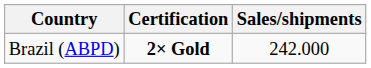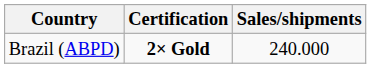(299, 48) 242.000 -> (299, 48) 240.000
